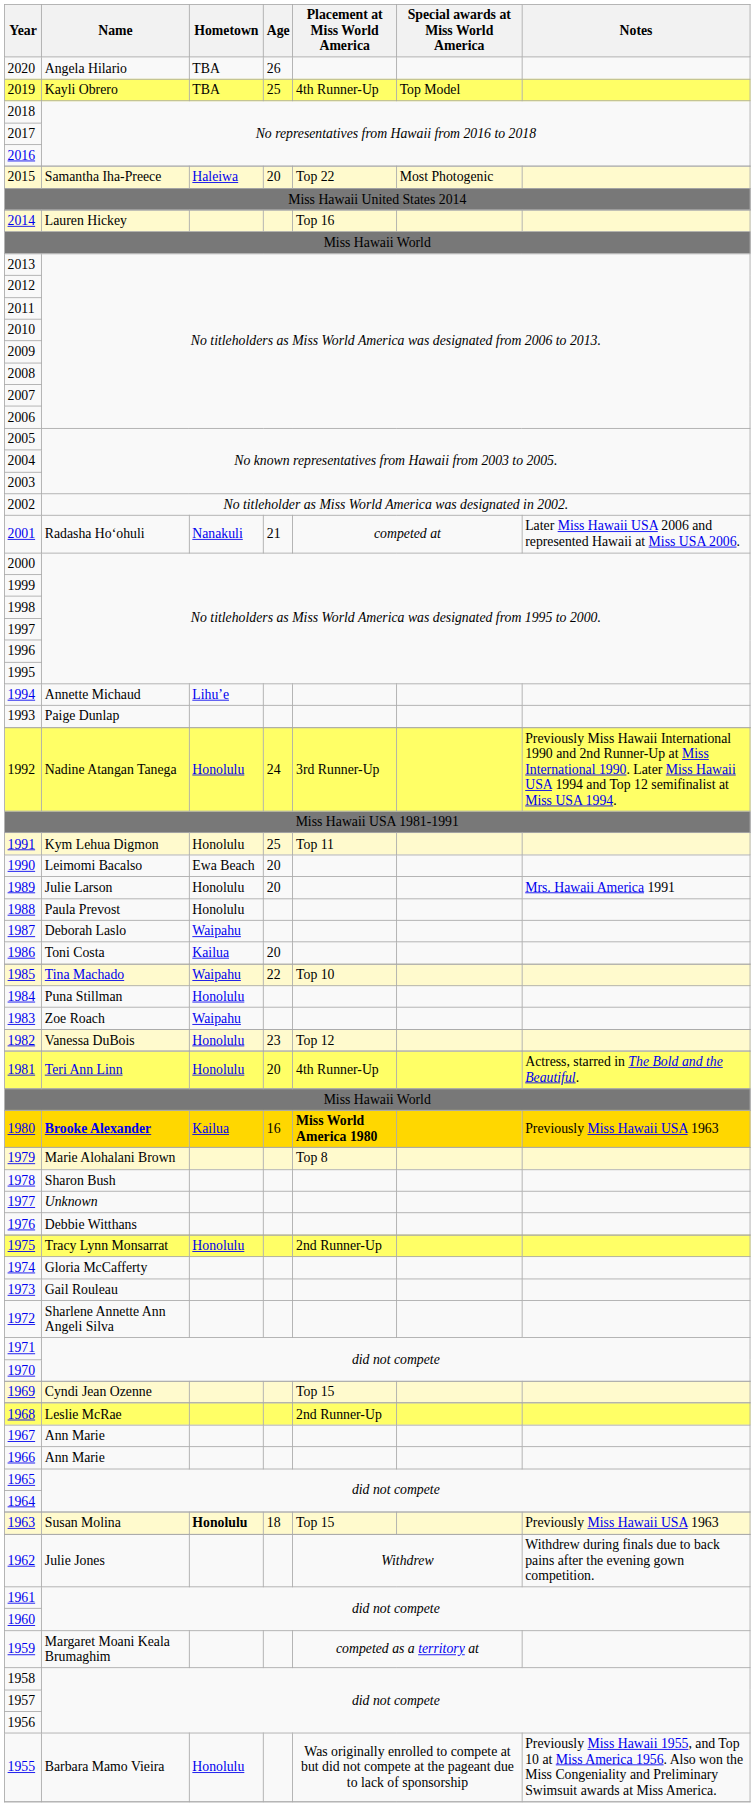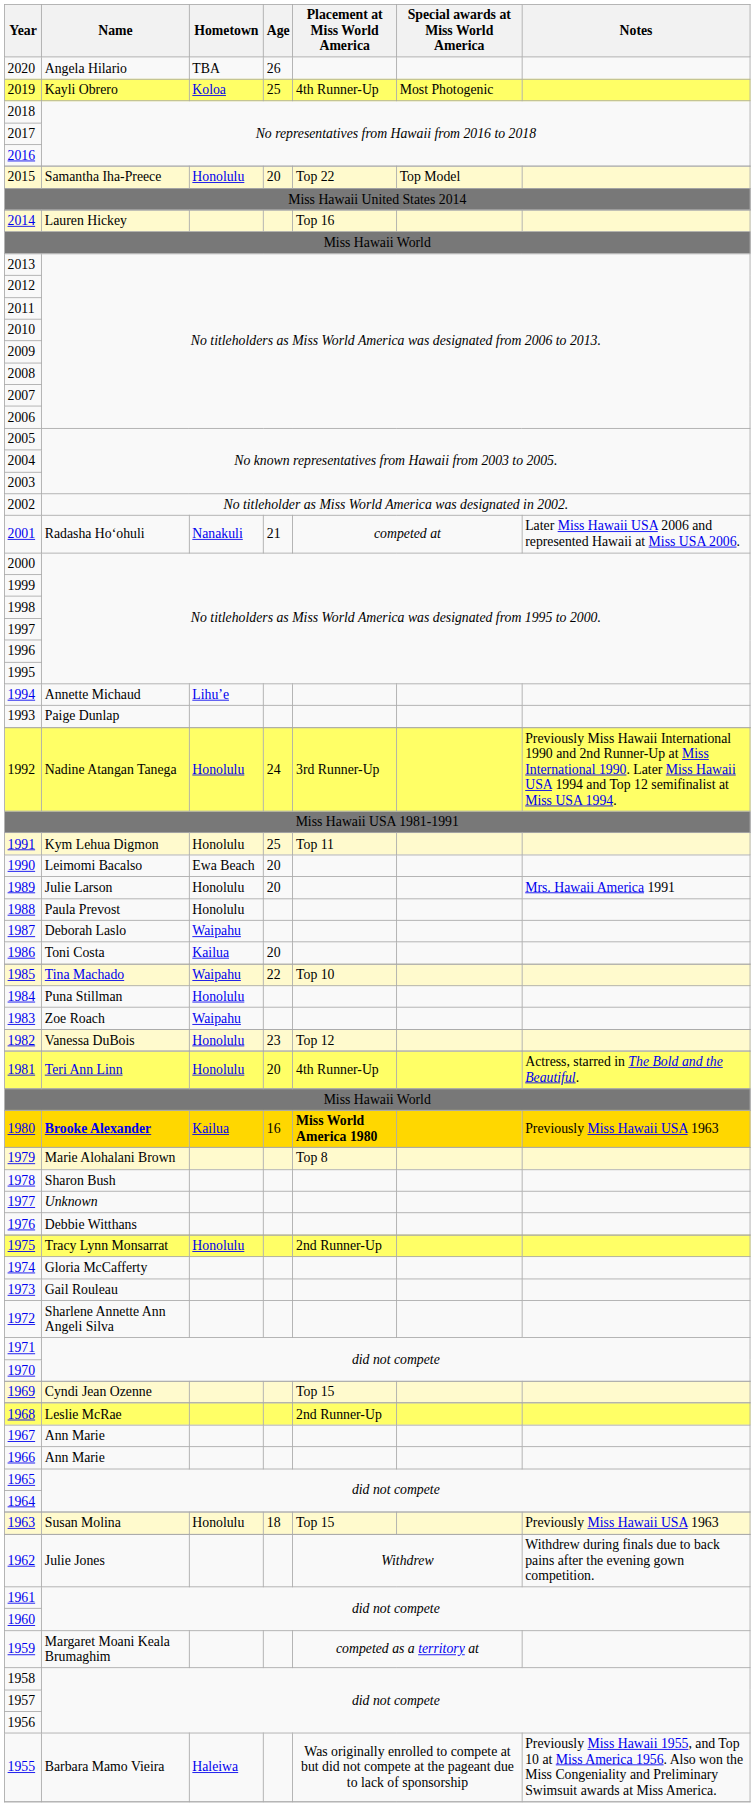(206, 90) TBA -> (209, 90) Koloa
(430, 90) Top Model -> (446, 90) Most Photogenic
(215, 177) Haleiwa -> (218, 177) Honolulu
(446, 177) Most Photogenic -> (430, 177) Top Model
(220, 1523) bold -> (218, 1523) normal
(218, 1767) Honolulu -> (215, 1767) Haleiwa
